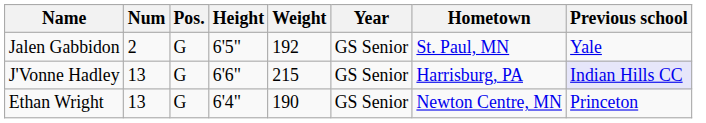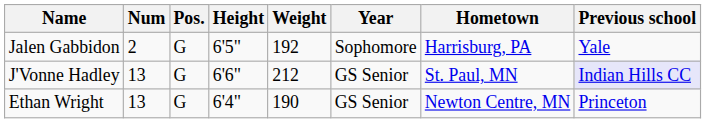(371, 46) GS Senior -> (376, 46) Sophomore
(463, 46) St. Paul, MN -> (478, 46) Harrisburg, PA
(286, 74) 215 -> (286, 74) 212
(470, 74) Harrisburg, PA -> (471, 74) St. Paul, MN
